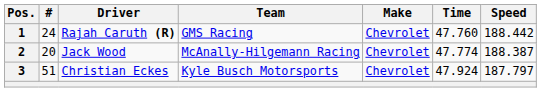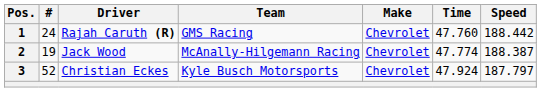(49, 53) 20 -> (49, 53) 19
(49, 72) 51 -> (49, 72) 52
